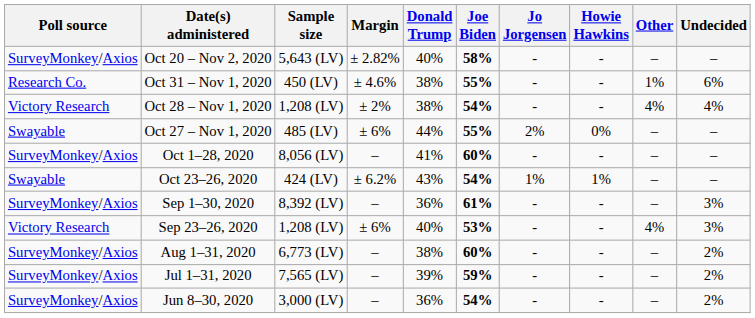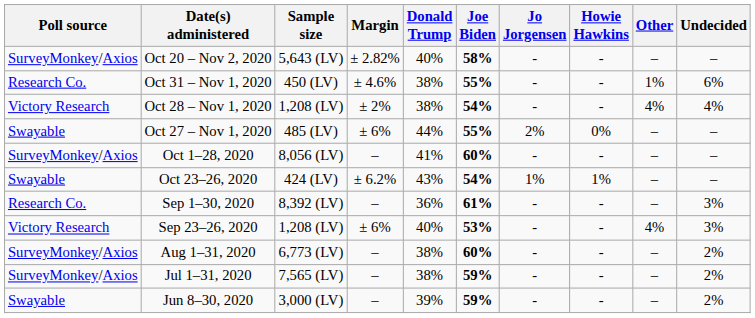(73, 203) SurveyMonkey/Axios -> (47, 203) Research Co.
(430, 276) 39% -> (430, 276) 38%
(73, 300) SurveyMonkey/Axios -> (36, 300) Swayable
(430, 300) 36% -> (430, 300) 39%
(478, 300) 54% -> (478, 300) 59%
